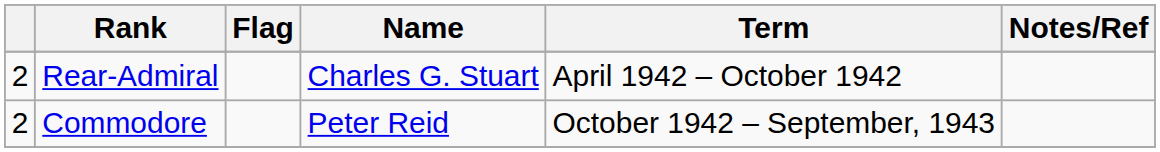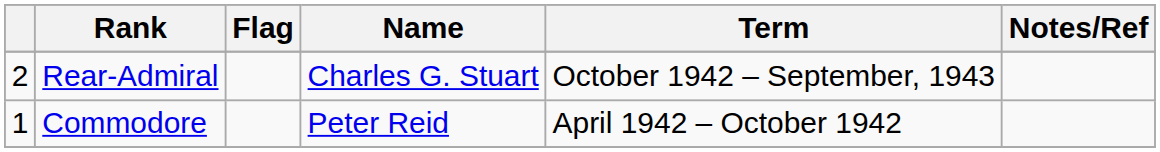(727, 75) April 1942 – October 1942 -> (774, 75) October 1942 – September, 1943
(20, 123) 2 -> (20, 123) 1
(774, 123) October 1942 – September, 1943 -> (727, 123) April 1942 – October 1942
